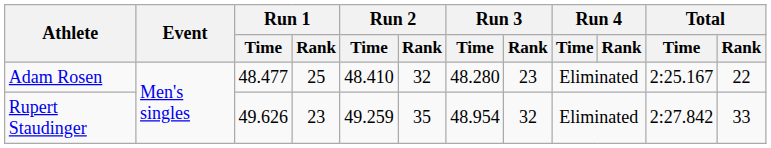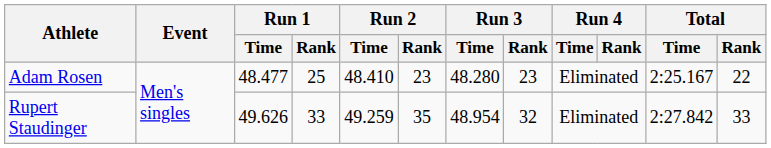(422, 77) 32 -> (422, 77) 23
(316, 117) 23 -> (316, 117) 33
